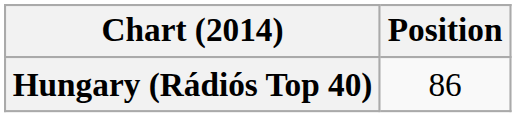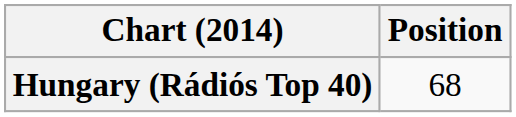(445, 83) 86 -> (445, 83) 68
